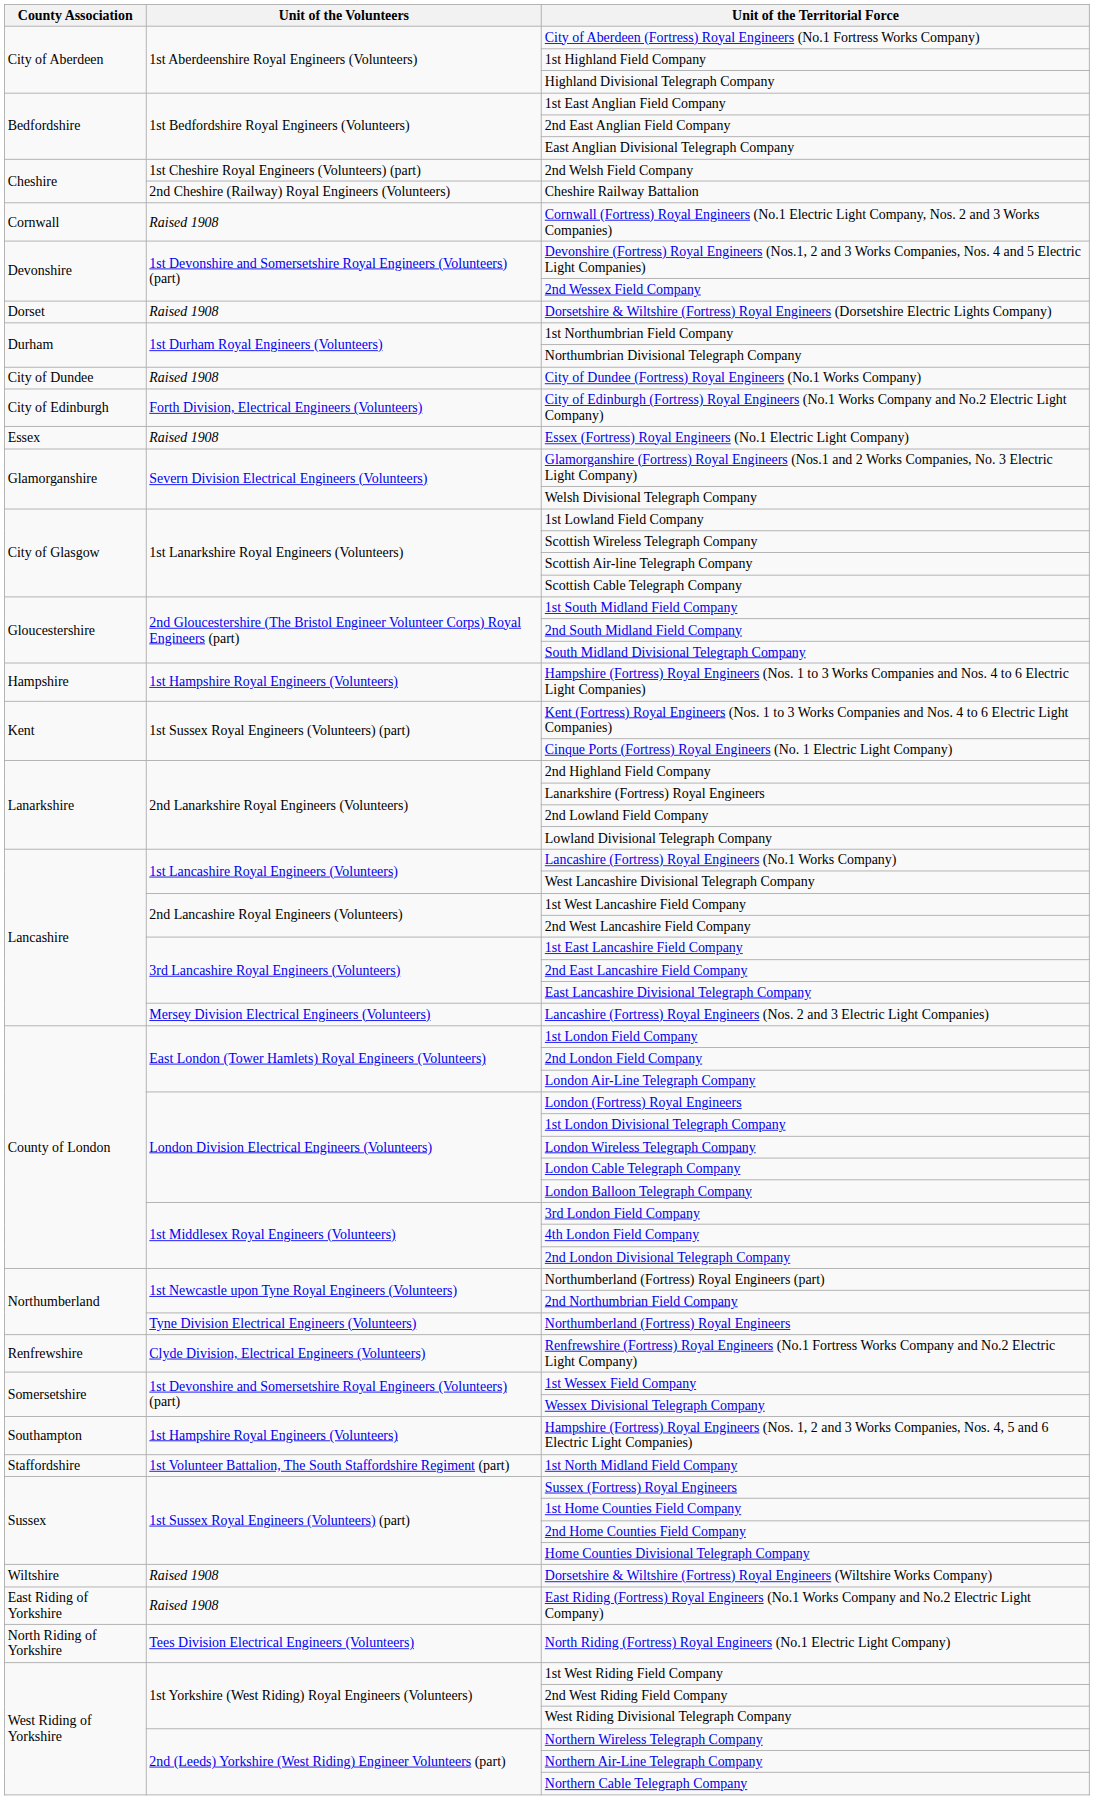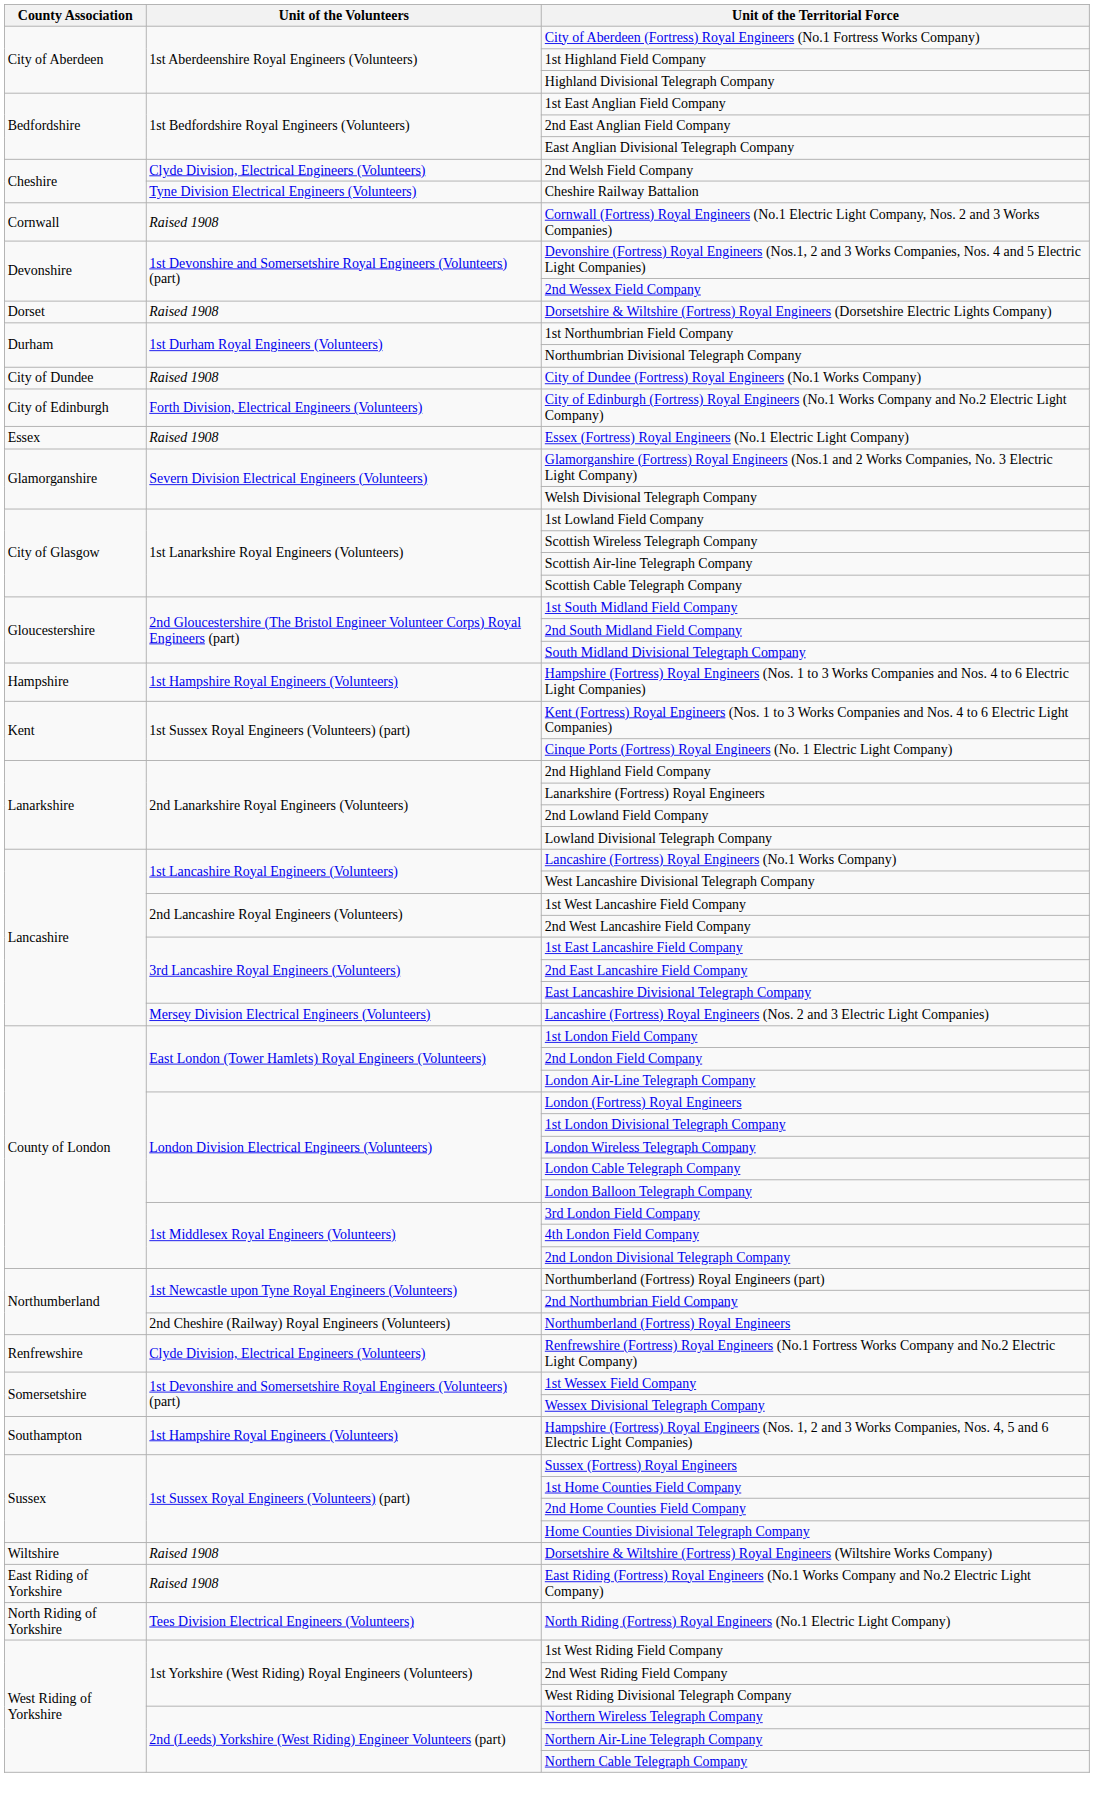(285, 170) 1st Cheshire Royal Engineers (Volunteers) (part) -> (287, 170) Clyde Division, Electrical Engineers (Volunteers)
(300, 192) 2nd Cheshire (Railway) Royal Engineers (Volunteers) -> (283, 192) Tyne Division Electrical Engineers (Volunteers)
(283, 1323) Tyne Division Electrical Engineers (Volunteers) -> (300, 1323) 2nd Cheshire (Railway) Royal Engineers (Volunteers)
- row: (641, 1465)
